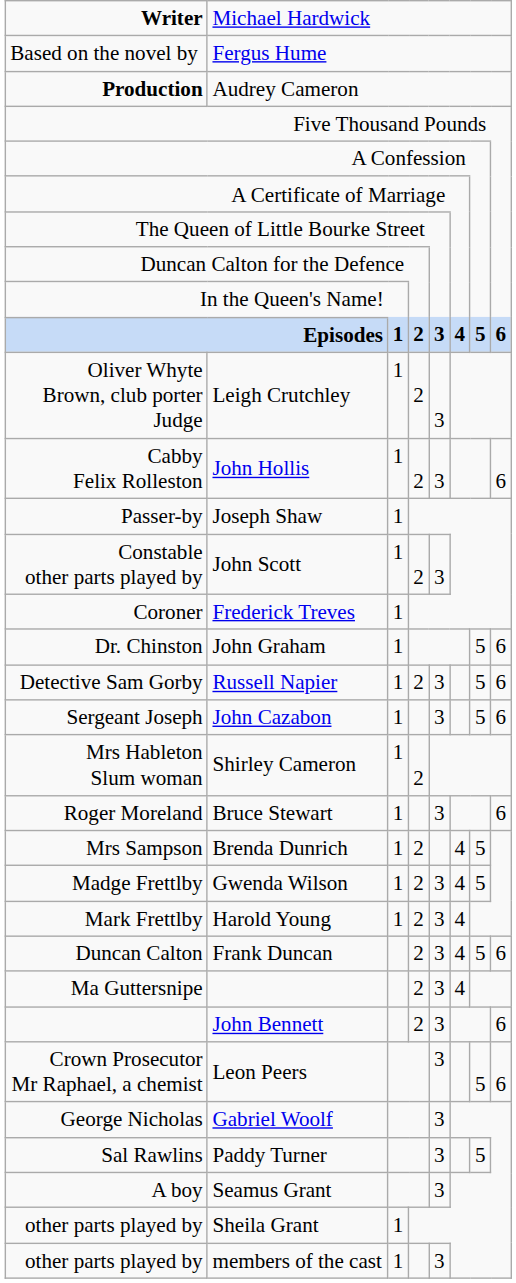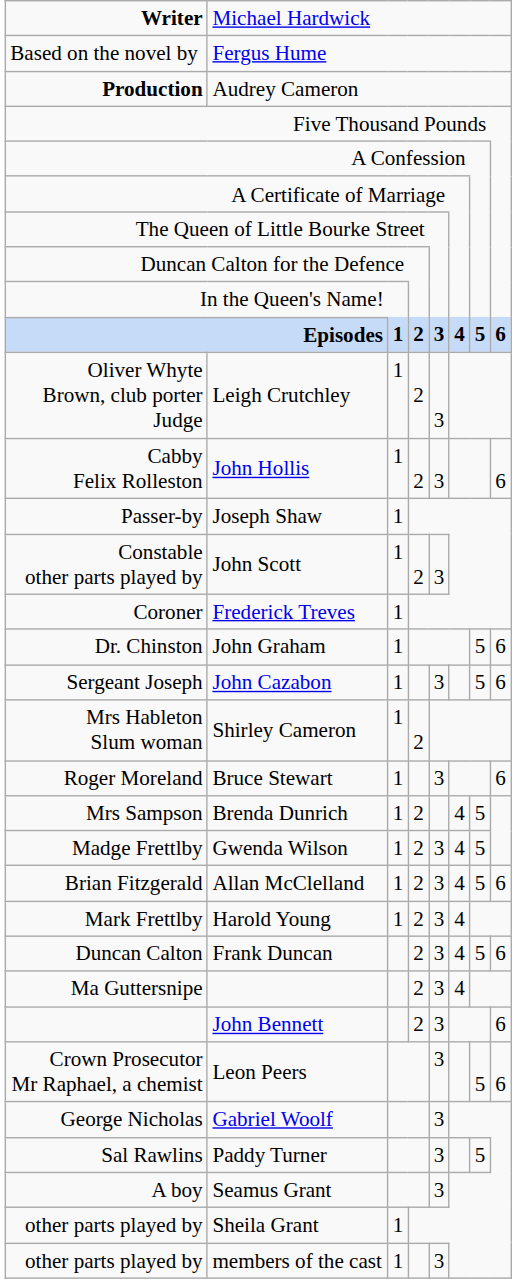- row: (275, 682)
+ row: (288, 883)
